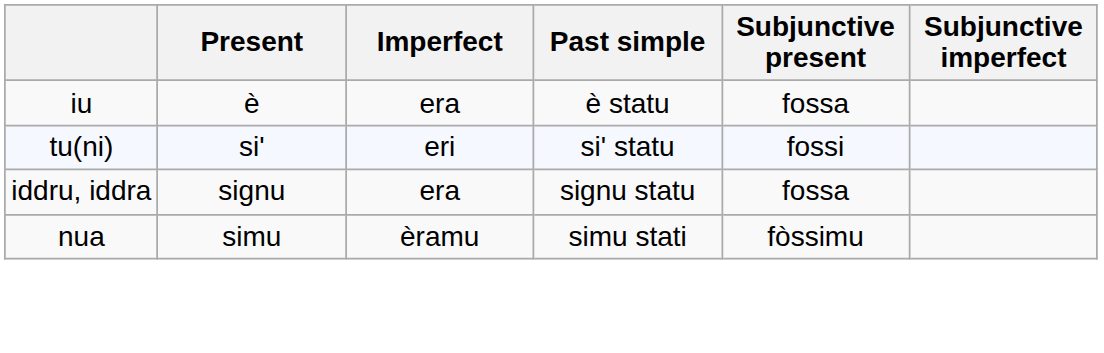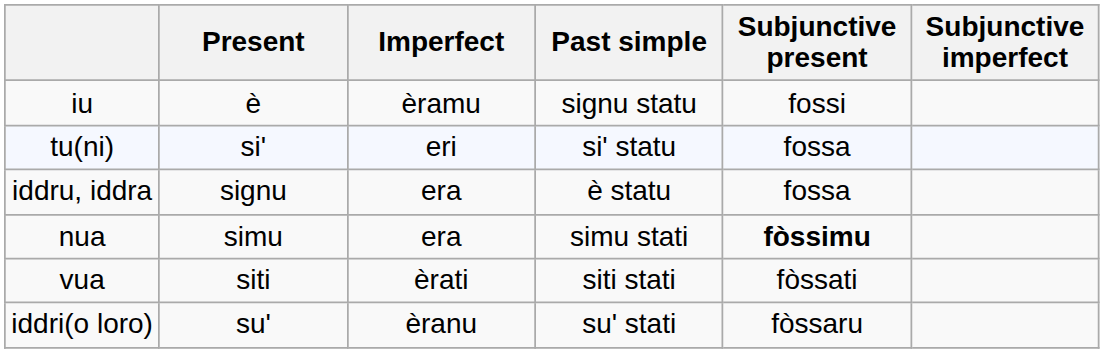(440, 102) era -> (441, 102) èramu
(628, 102) è statu -> (629, 102) signu statu
(816, 102) fossa -> (817, 102) fossi
(816, 147) fossi -> (817, 147) fossa
(628, 191) signu statu -> (629, 191) è statu
(440, 235) èramu -> (441, 235) era
(816, 235) normal -> (817, 235) bold
+ row: (82, 280)
+ row: (82, 324)
